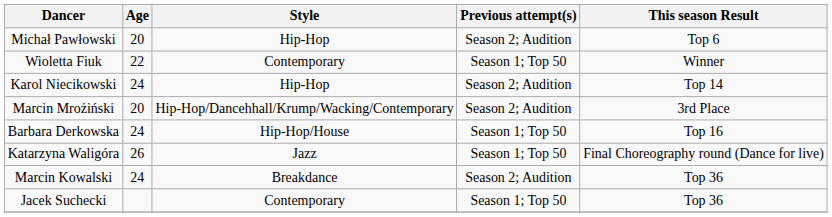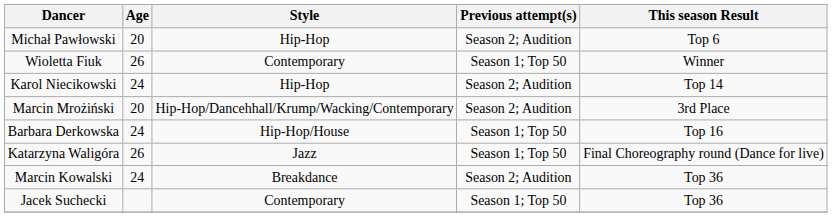(137, 62) 22 -> (137, 62) 26
